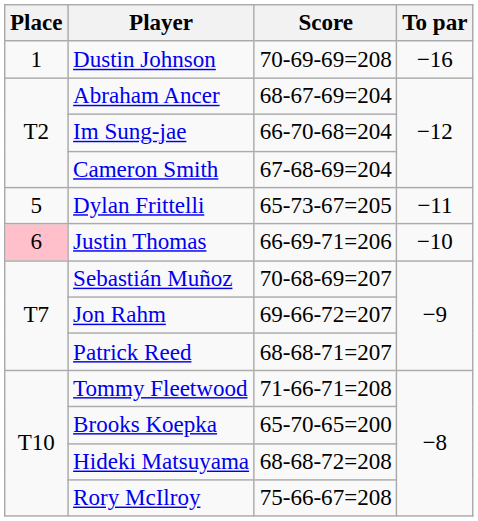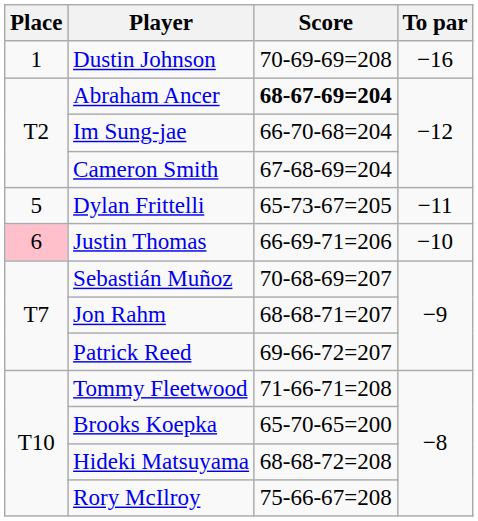(326, 95) normal -> (326, 95) bold
(326, 315) 69-66-72=207 -> (326, 315) 68-68-71=207
(326, 351) 68-68-71=207 -> (326, 351) 69-66-72=207
